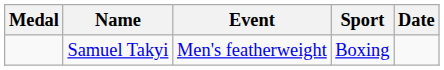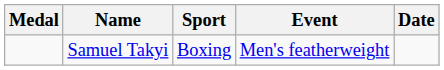columns swapped: (362, 19) <-> (252, 19)
